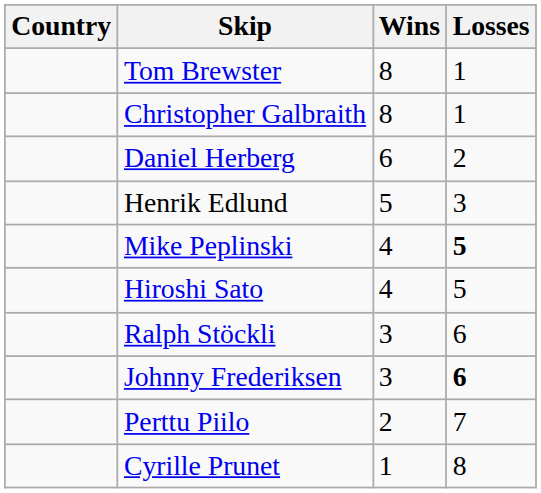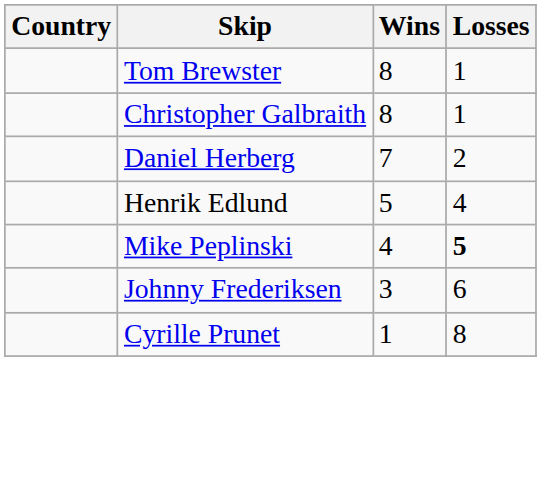(386, 158) 6 -> (386, 158) 7
(460, 202) 3 -> (460, 202) 4
- row: (194, 289)
- row: (200, 333)
(460, 377) bold -> (460, 289) normal
- row: (187, 421)
